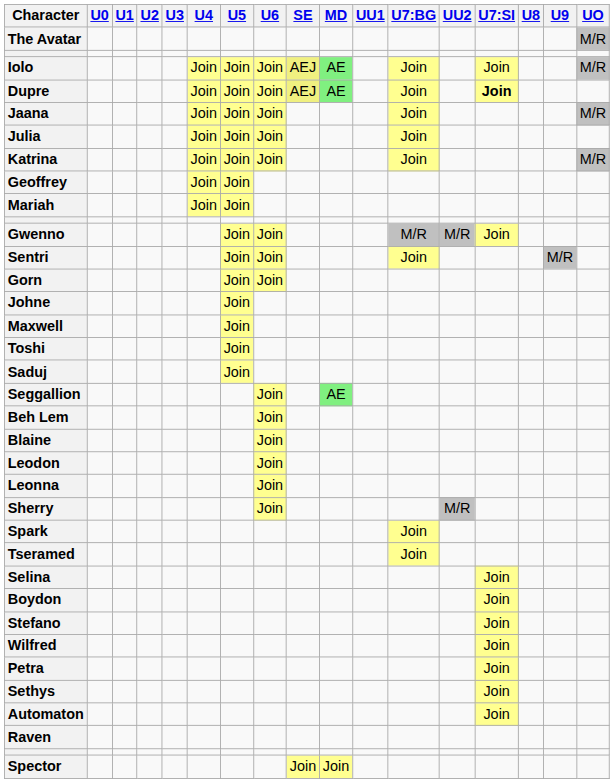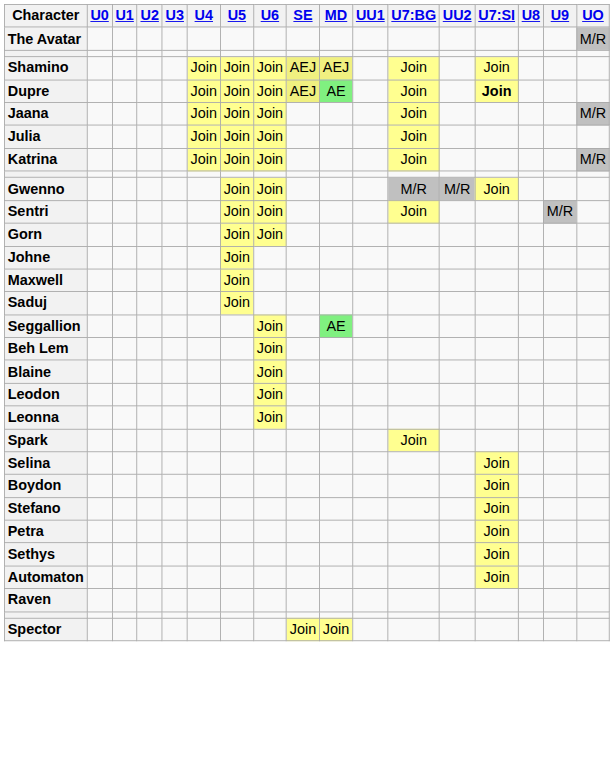- row: (21, 68)
+ row: (38, 68)
- row: (37, 182)
- row: (31, 205)
- row: (26, 348)
- row: (31, 508)
- row: (41, 554)
- row: (32, 645)
